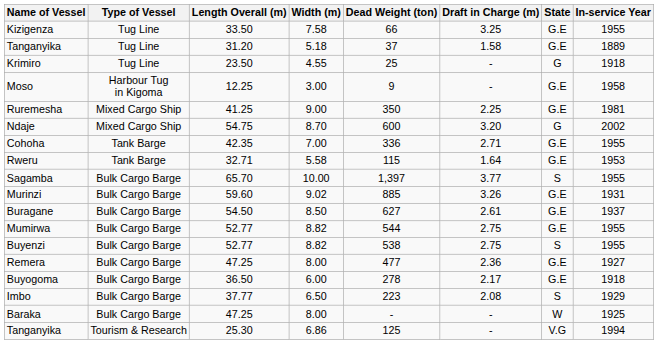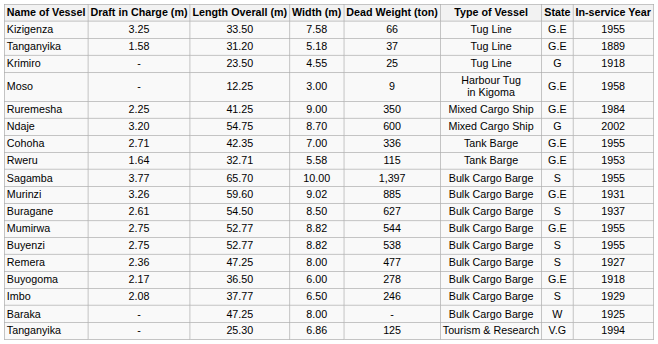columns swapped: (139, 13) <-> (491, 13)
(613, 110) 1981 -> (613, 110) 1984
(557, 212) G.E -> (557, 212) S
(557, 263) G.E -> (557, 263) S
(392, 297) 223 -> (392, 297) 246
